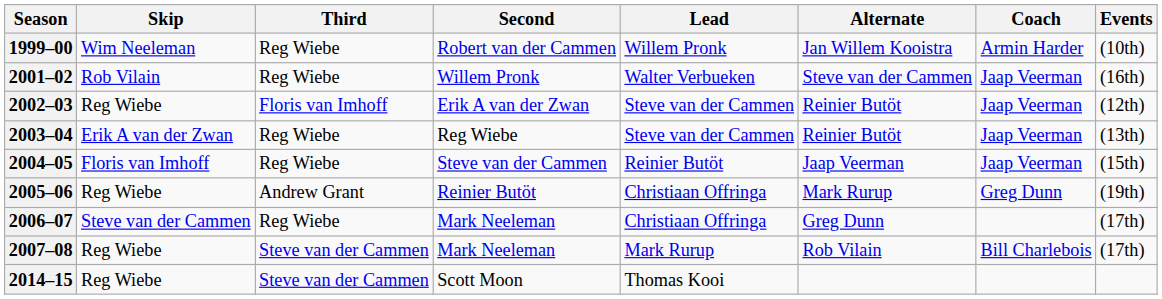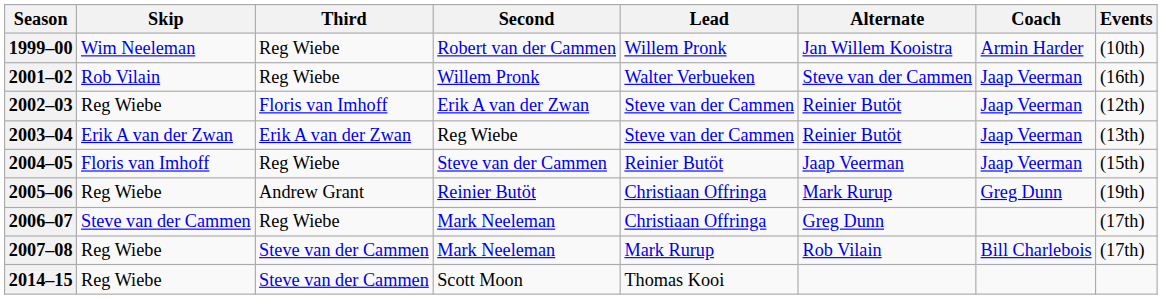(299, 134) Reg Wiebe -> (335, 134) Erik A van der Zwan
